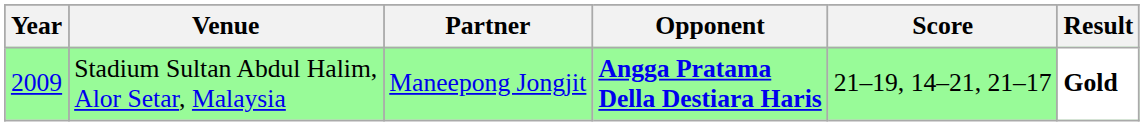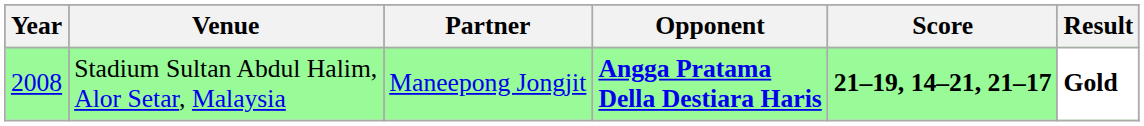(37, 83) 2009 -> (37, 83) 2008
(943, 83) normal -> (943, 83) bold
